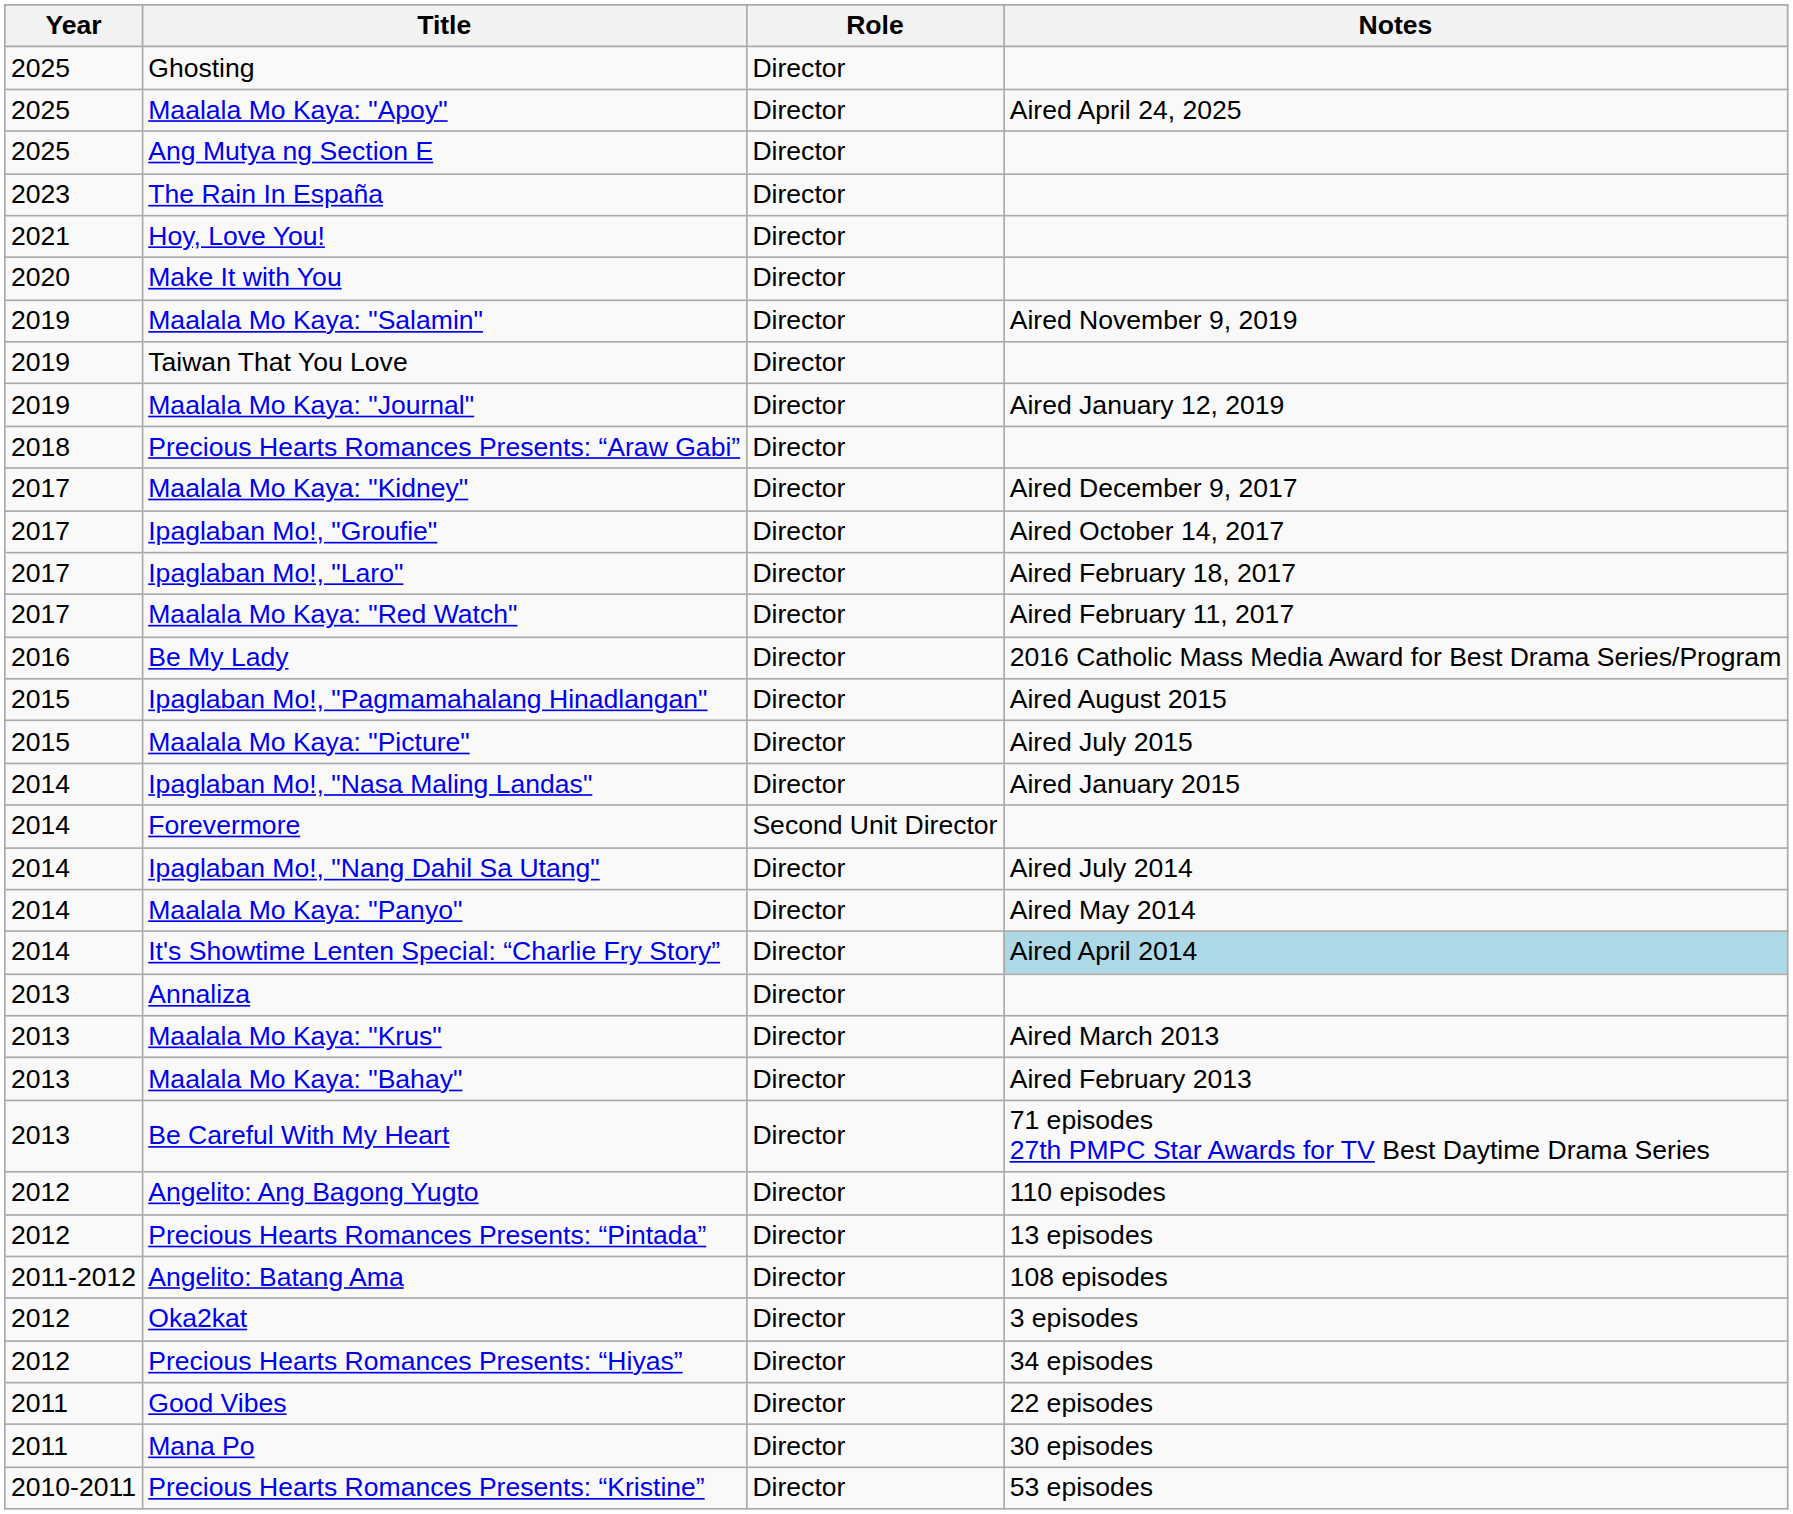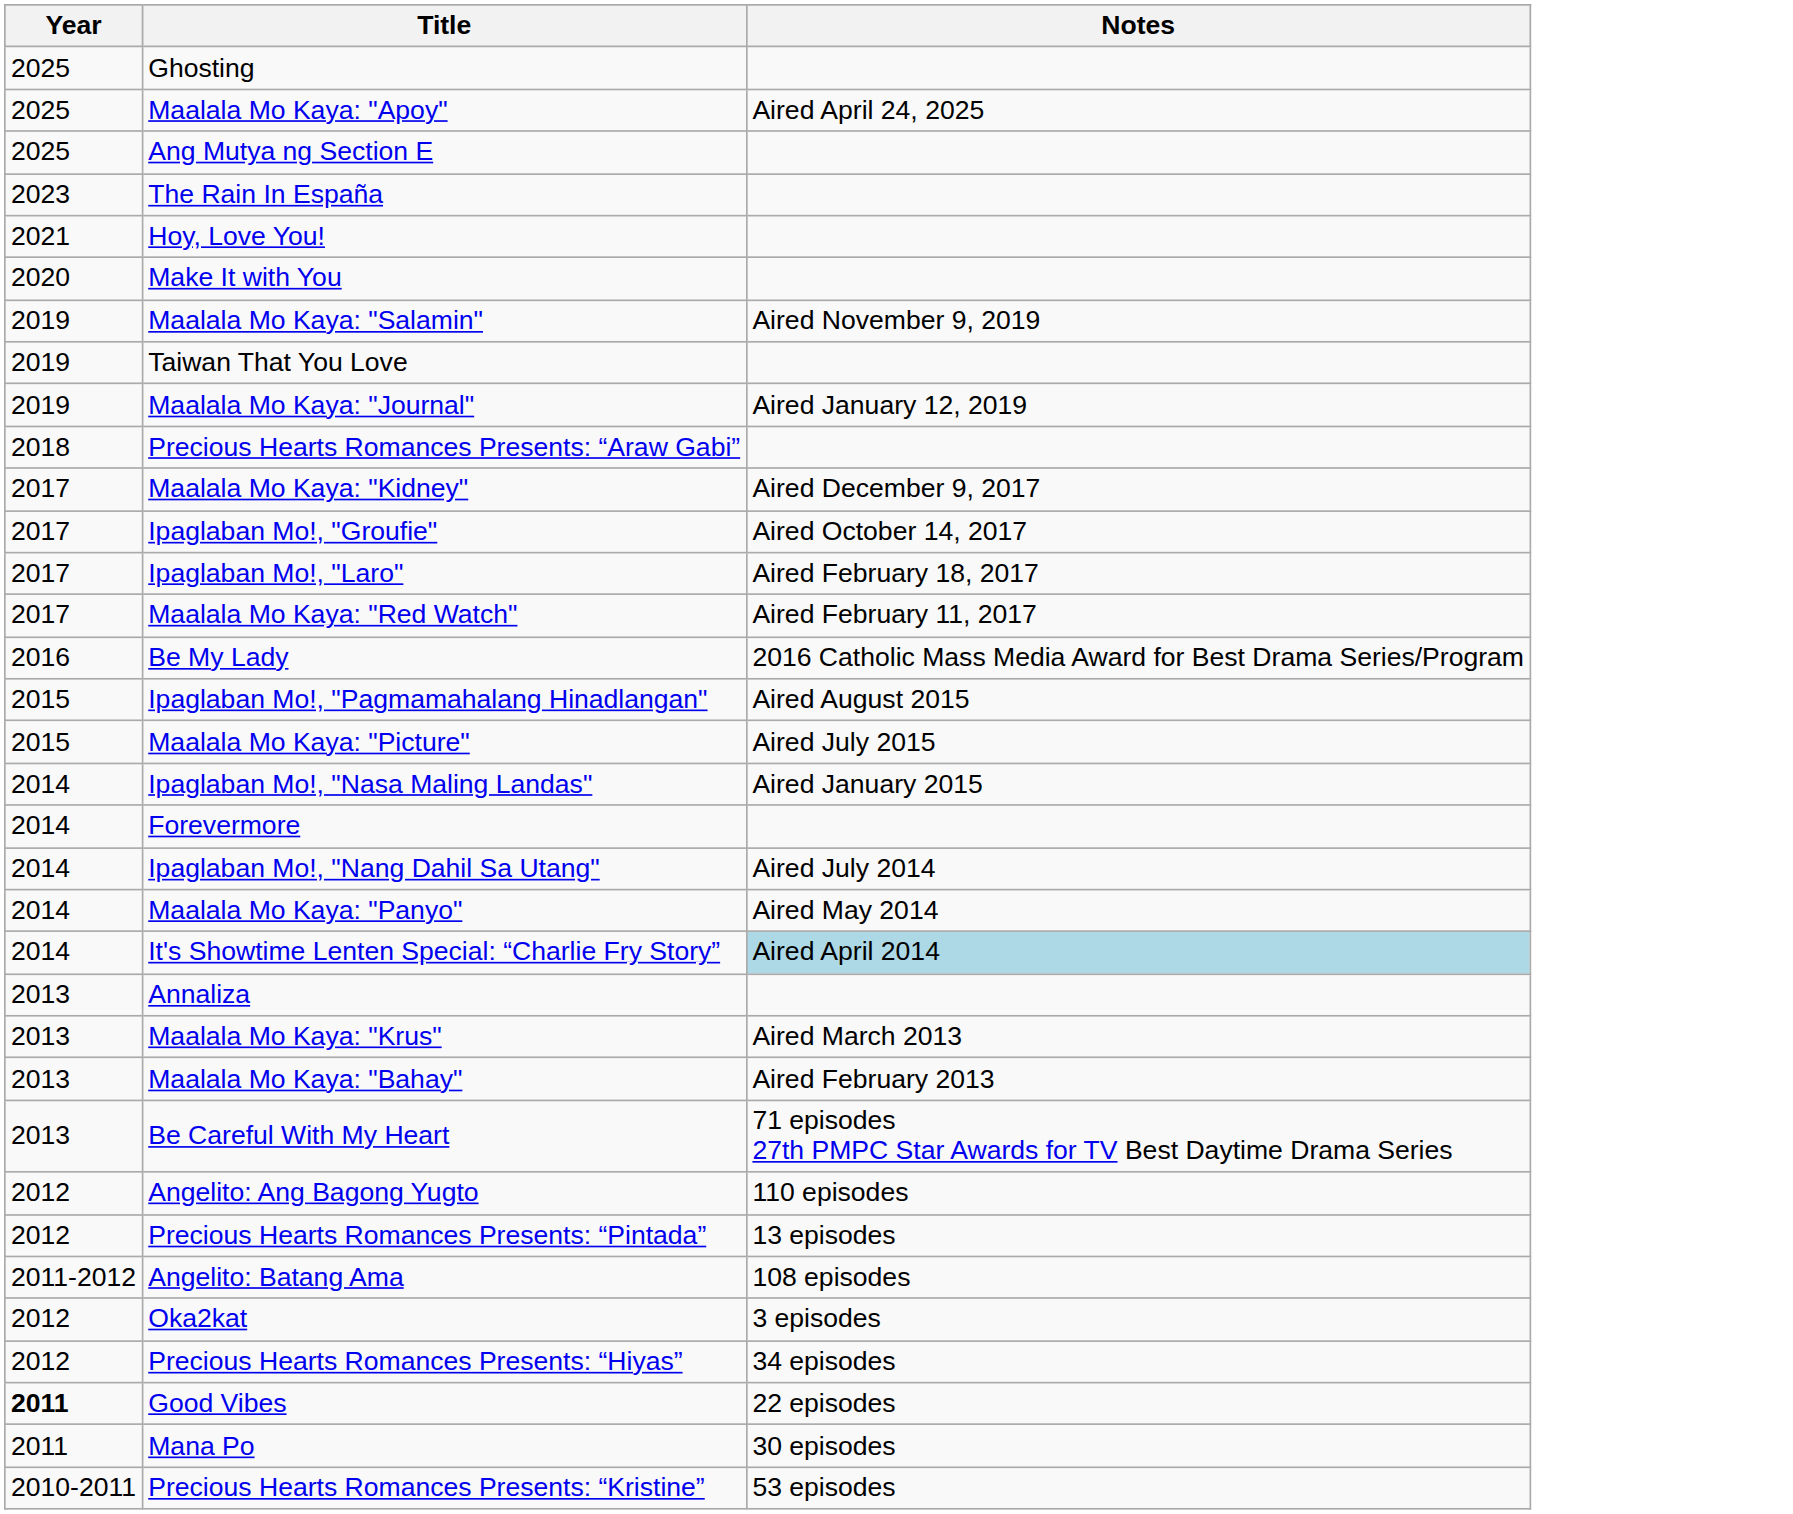- column: (875, 25)
(40, 1403) normal -> (40, 1403) bold
